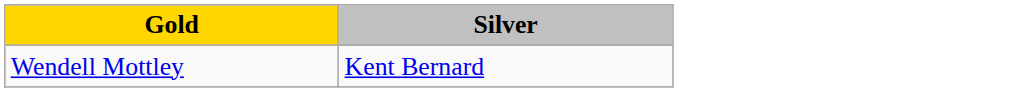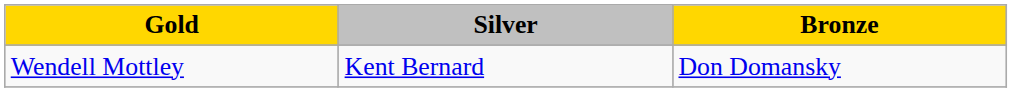+ column: (839, 24)
